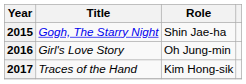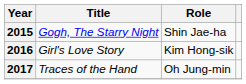(197, 50) Oh Jung-min -> (199, 50) Kim Hong-sik
(199, 69) Kim Hong-sik -> (197, 69) Oh Jung-min
